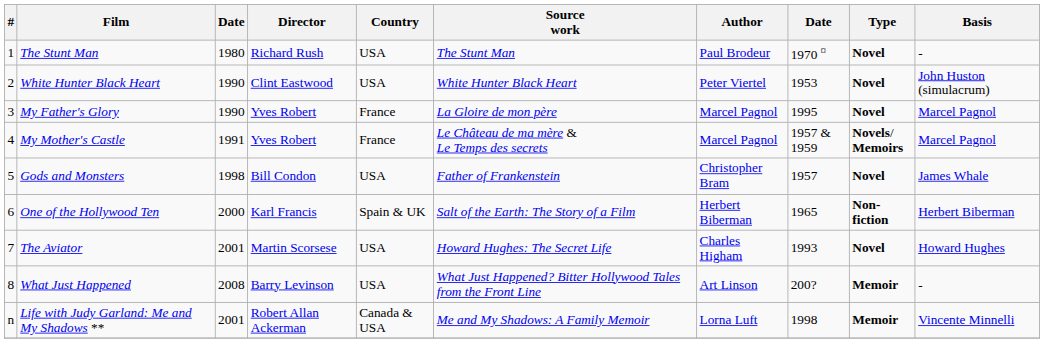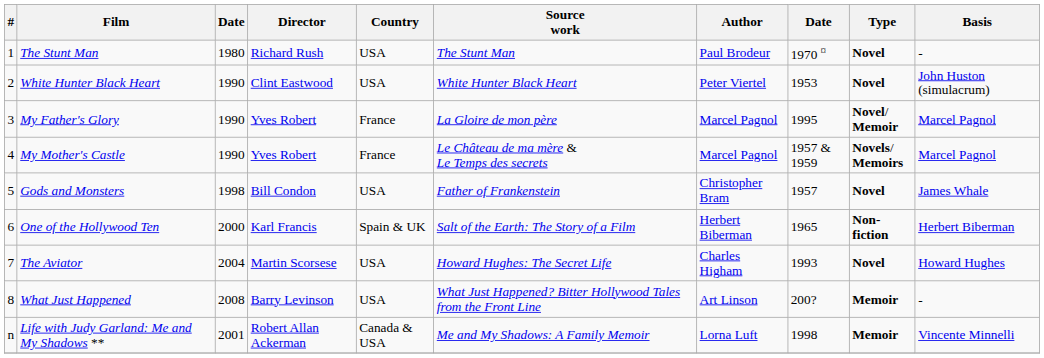(869, 111) Novel -> (875, 119) Novel/ Memoir
(231, 140) 1991 -> (231, 155) 1990
(231, 248) 2001 -> (231, 263) 2004
